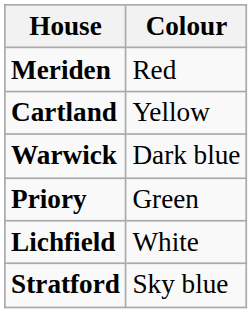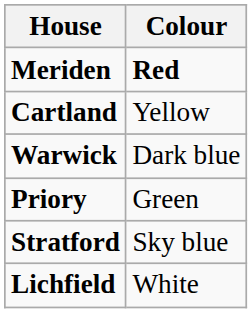(154, 69) normal -> (156, 69) bold
rows swapped: (63, 241) <-> (66, 284)
